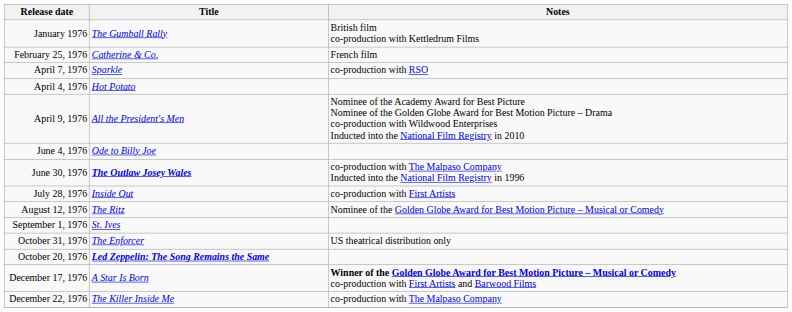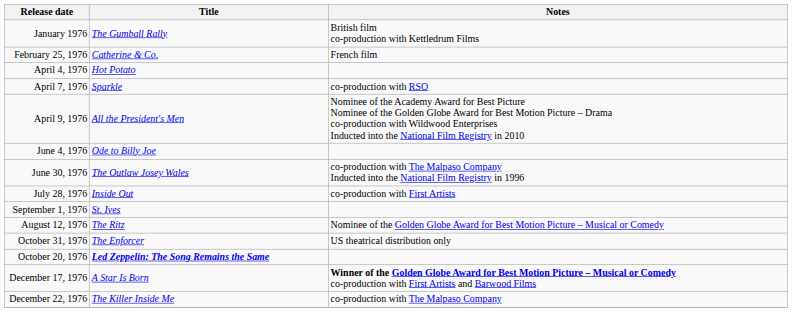rows swapped: (61, 86) <-> (61, 70)
(142, 172) bold -> (140, 172) normal
rows swapped: (54, 209) <-> (50, 225)
